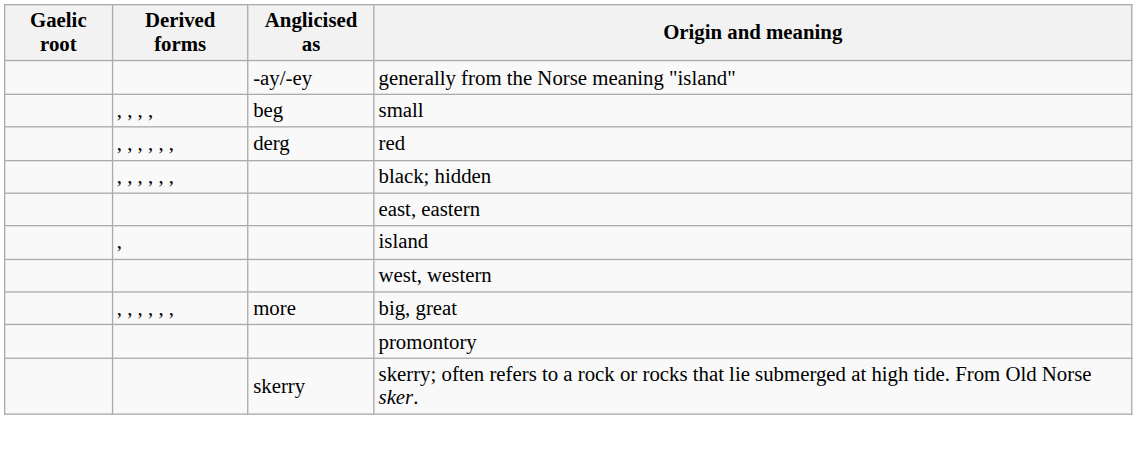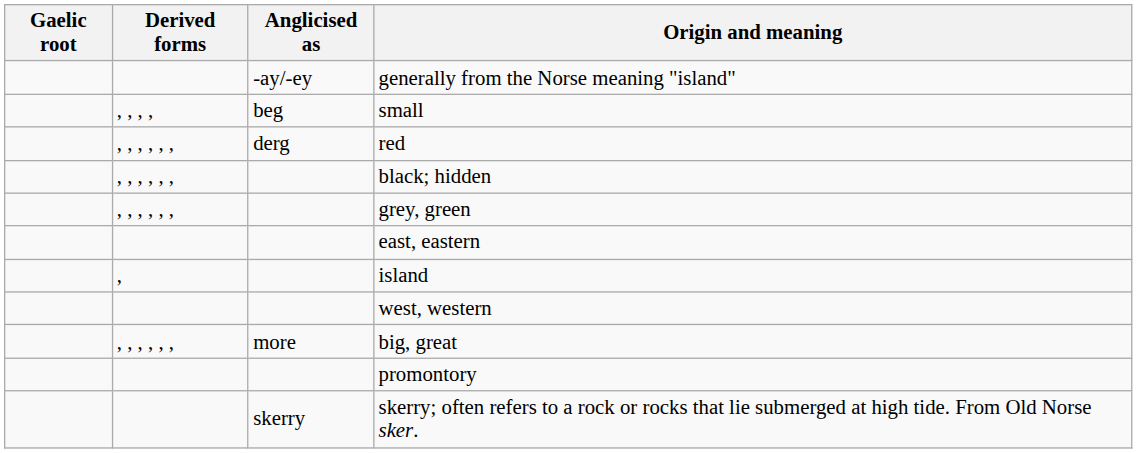+ row: (425, 209)
